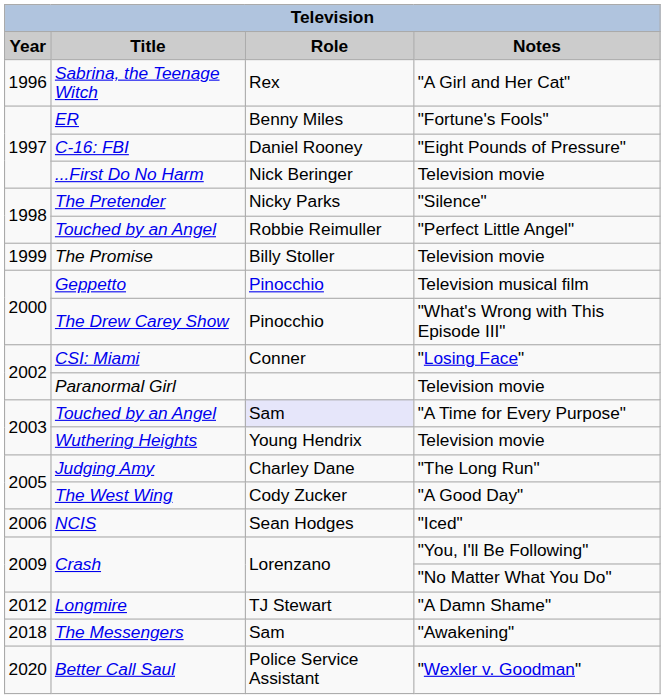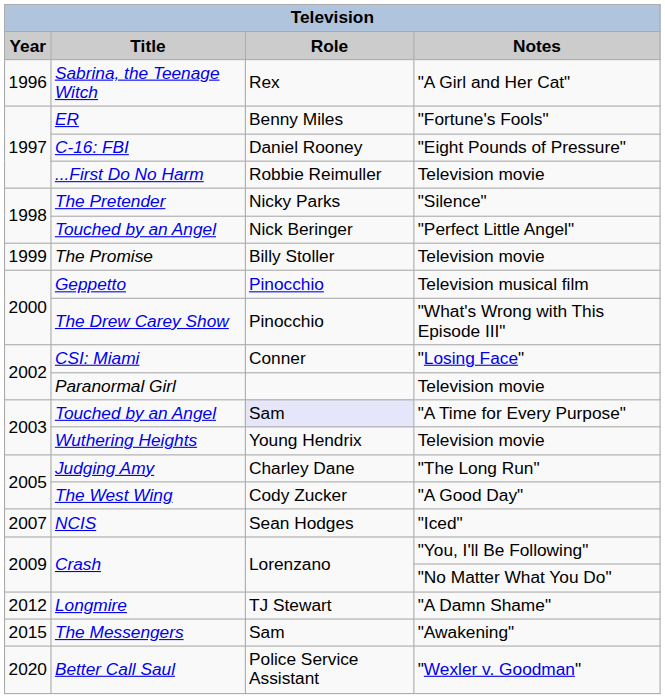(301, 174) Nick Beringer -> (315, 174) Robbie Reimuller
(315, 229) Robbie Reimuller -> (301, 229) Nick Beringer
(28, 522) 2006 -> (28, 522) 2007
(28, 632) 2018 -> (28, 632) 2015
